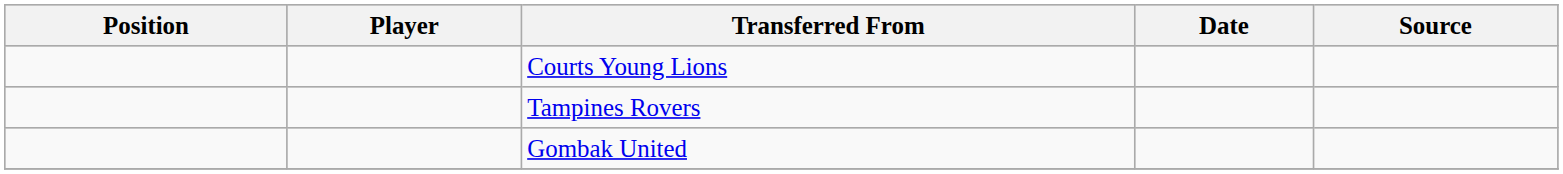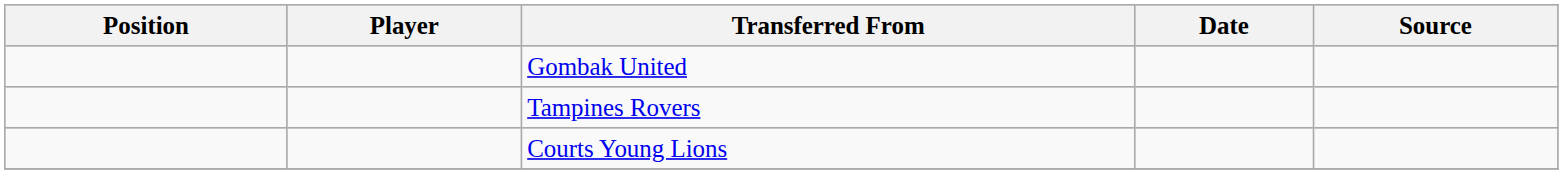rows swapped: (607, 148) <-> (627, 66)
